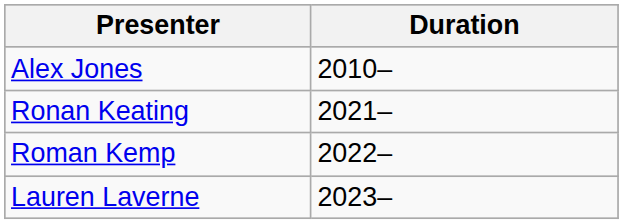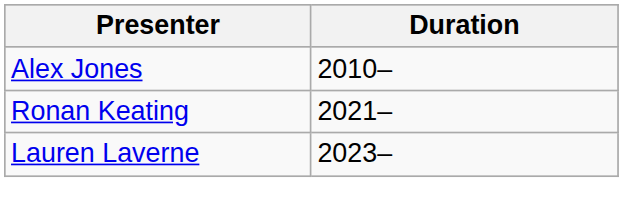- row: (93, 153)
